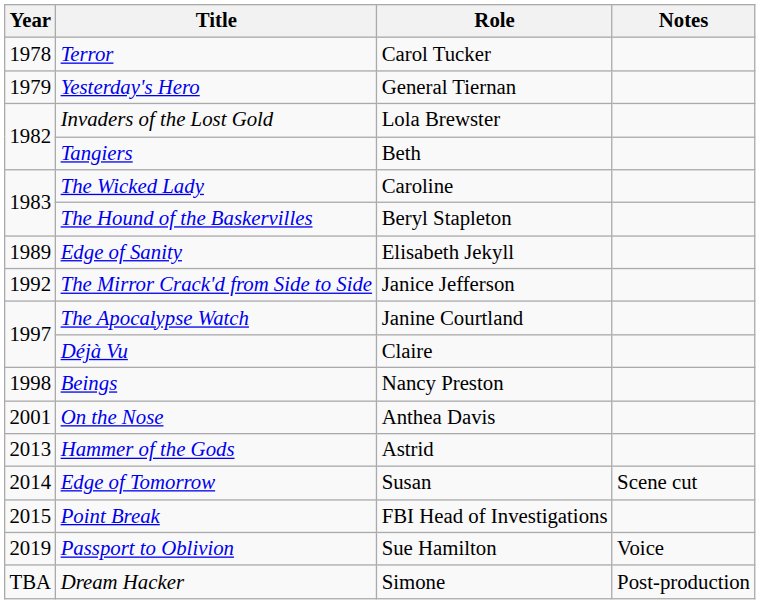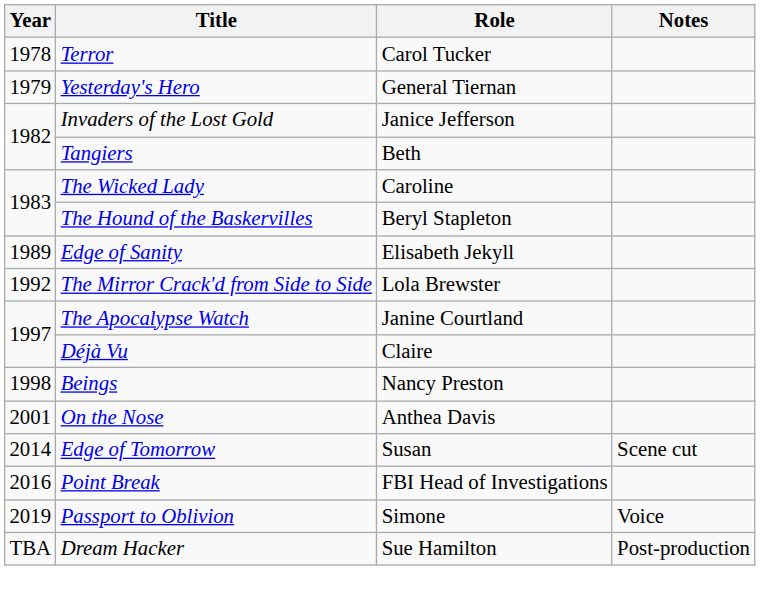(441, 119) Lola Brewster -> (448, 119) Janice Jefferson
(448, 284) Janice Jefferson -> (441, 284) Lola Brewster
- row: (148, 449)
(30, 515) 2015 -> (30, 482) 2016
(439, 548) Sue Hamilton -> (413, 515) Simone
(413, 581) Simone -> (439, 548) Sue Hamilton
